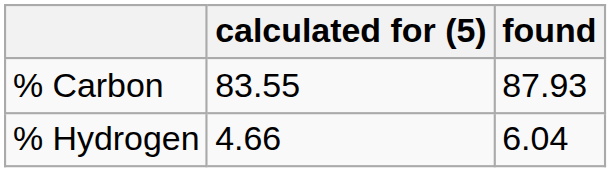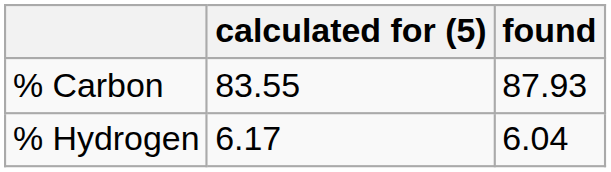(248, 138) 4.66 -> (248, 138) 6.17
